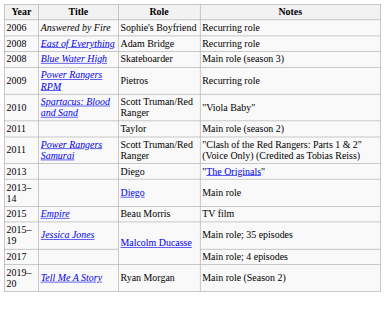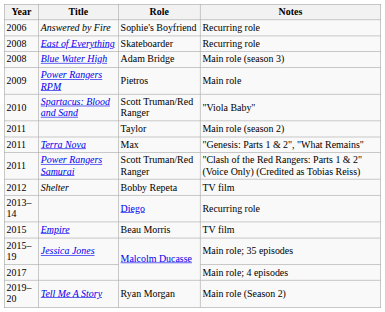(147, 43) Adam Bridge -> (147, 43) Skateboarder
(147, 59) Skateboarder -> (147, 59) Adam Bridge
(231, 80) Recurring role -> (222, 80) Main role
+ row: (16, 144)
+ row: (17, 187)
- row: (17, 171)
(222, 193) Main role -> (231, 208) Recurring role
